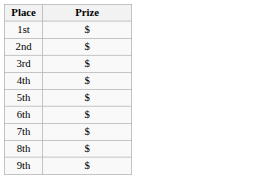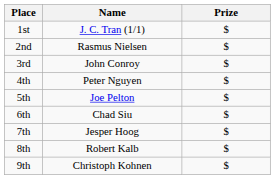+ column: (112, 13)
